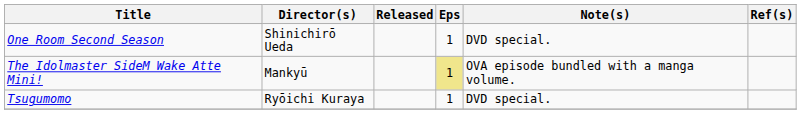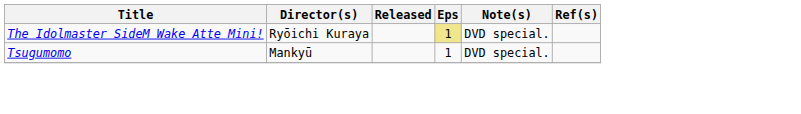- row: (86, 40)
(286, 73) Mankyū -> (319, 33) Ryōichi Kuraya
(580, 73) OVA episode bundled with a manga volume. -> (507, 33) DVD special.
(314, 99) Ryōichi Kuraya -> (291, 53) Mankyū
